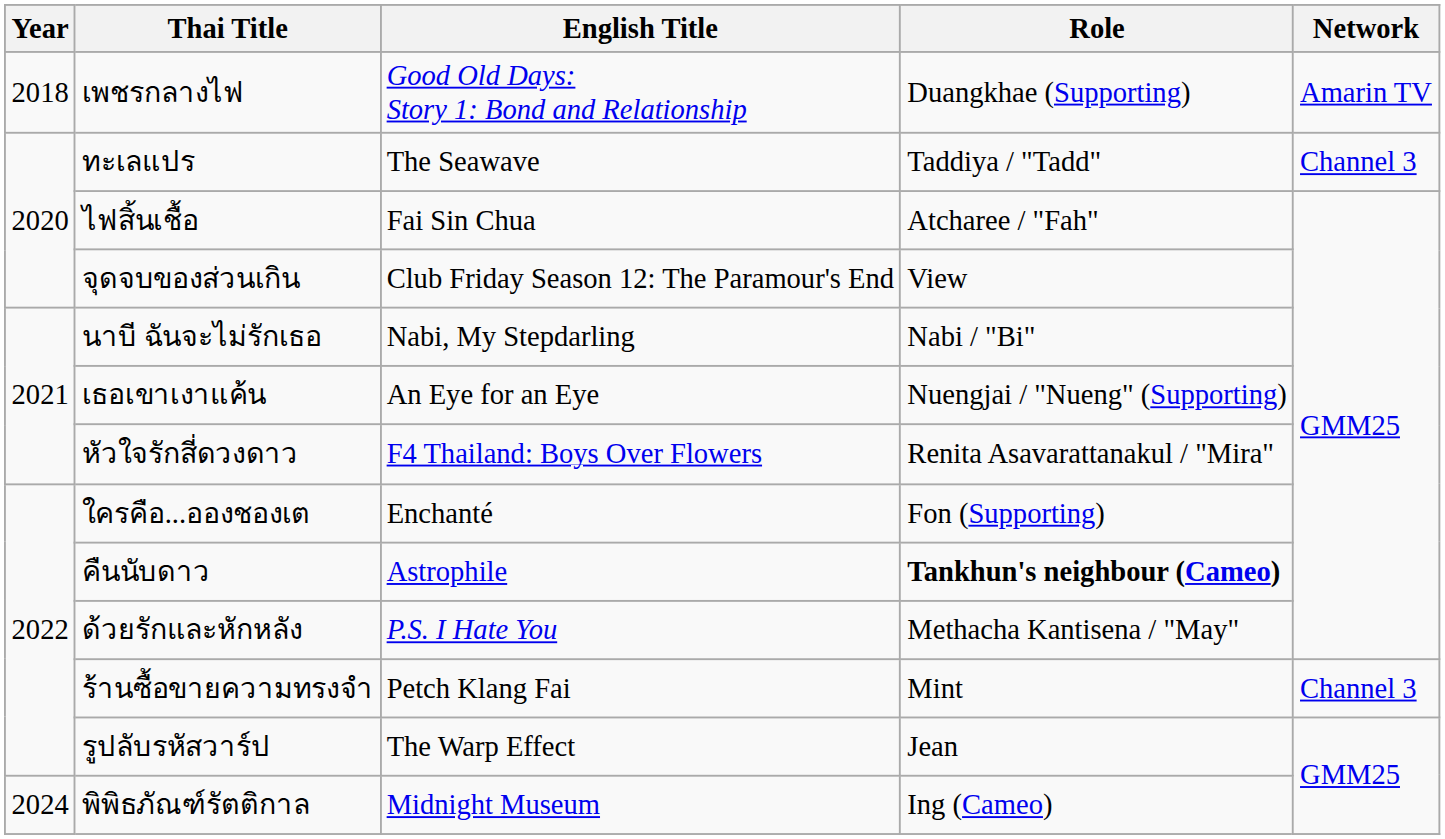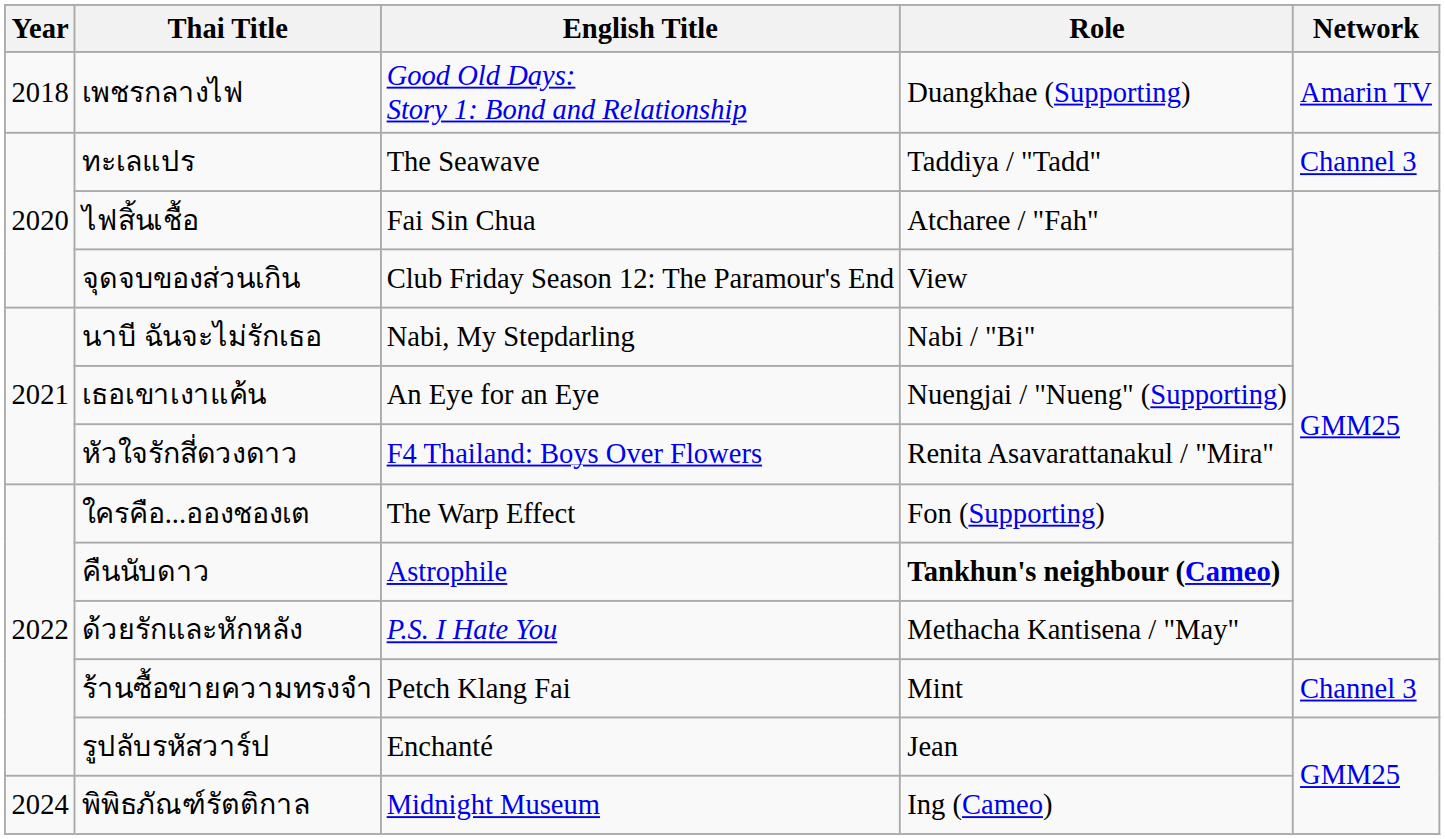(440, 512) Enchanté -> (481, 512) The Warp Effect
(481, 745) The Warp Effect -> (440, 745) Enchanté
